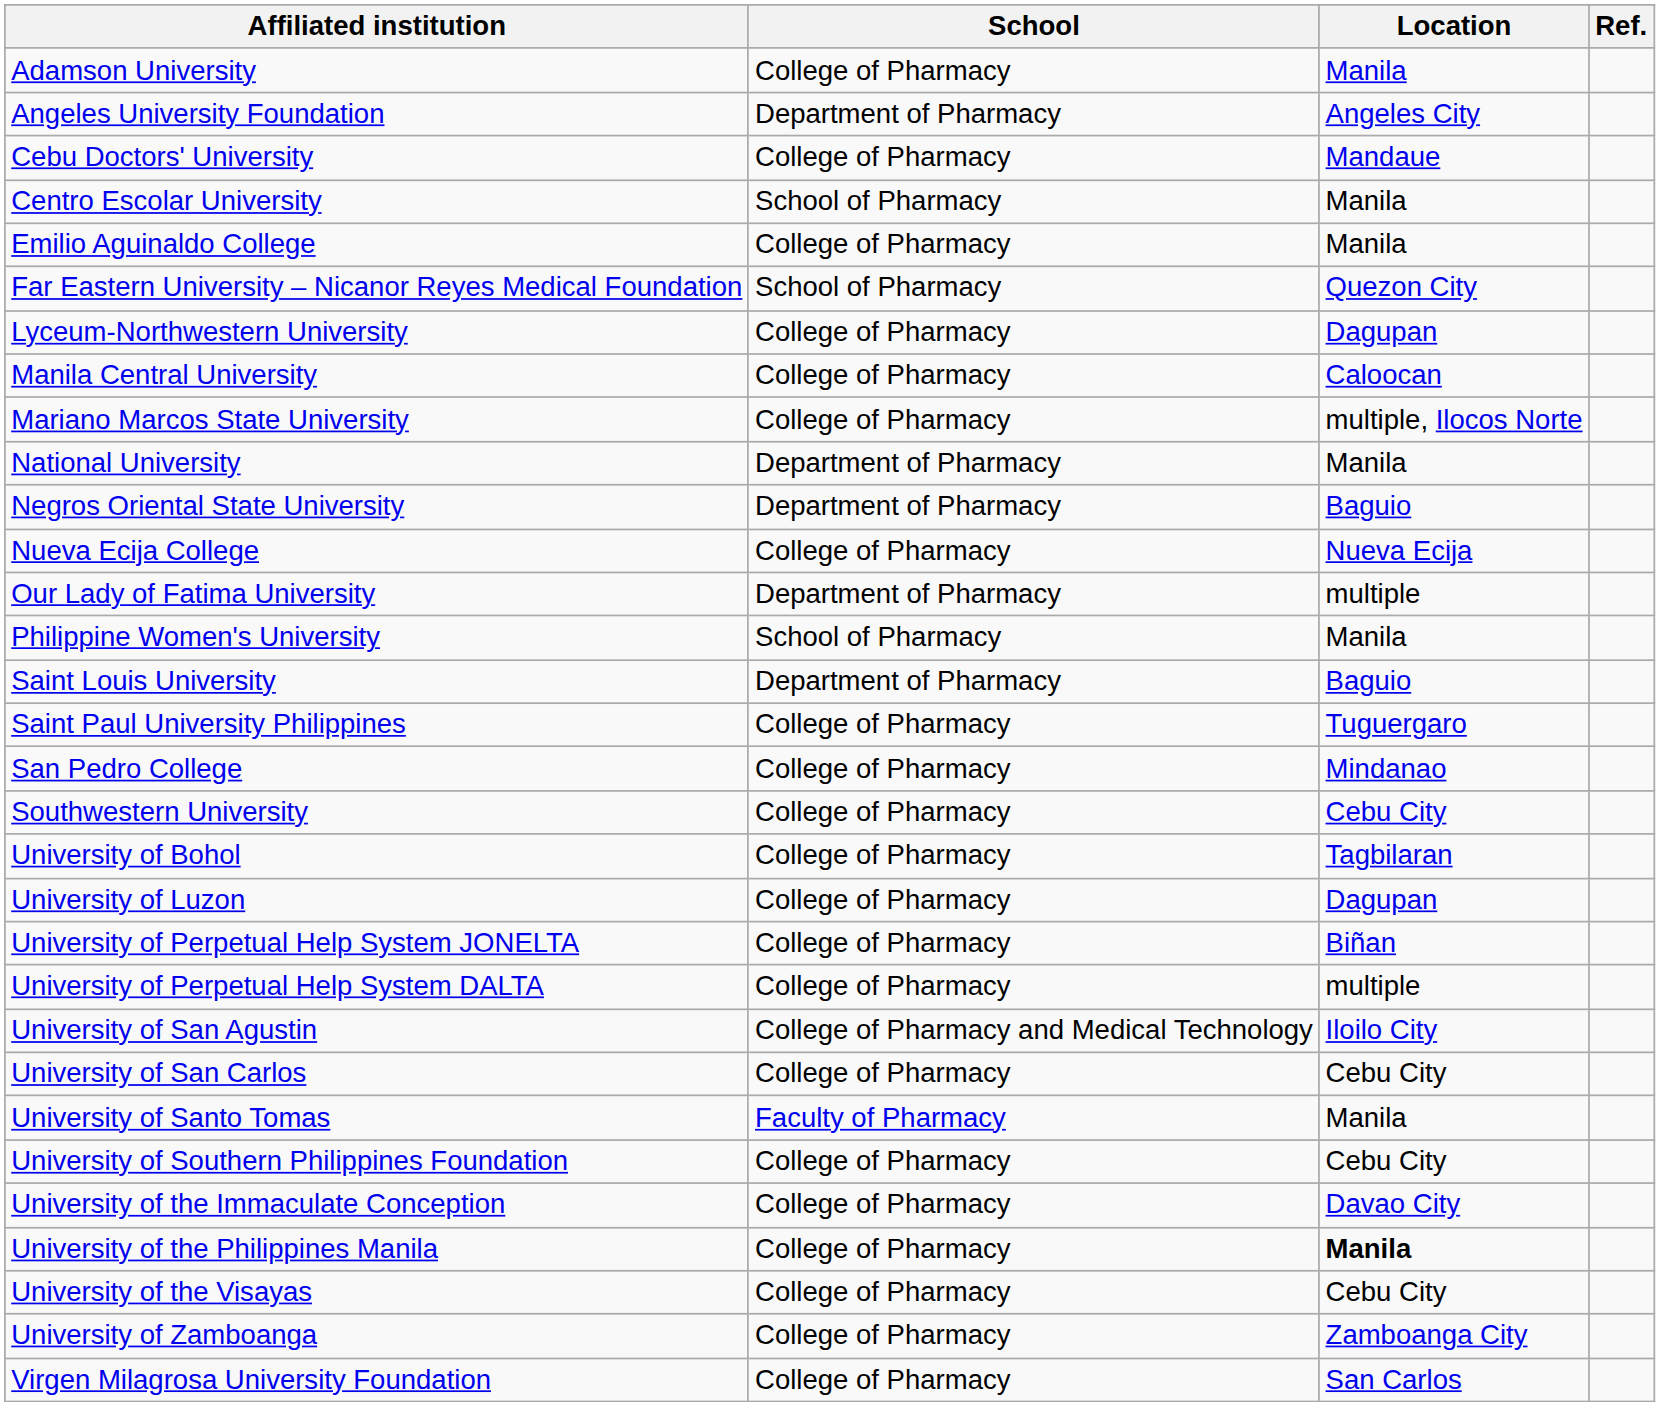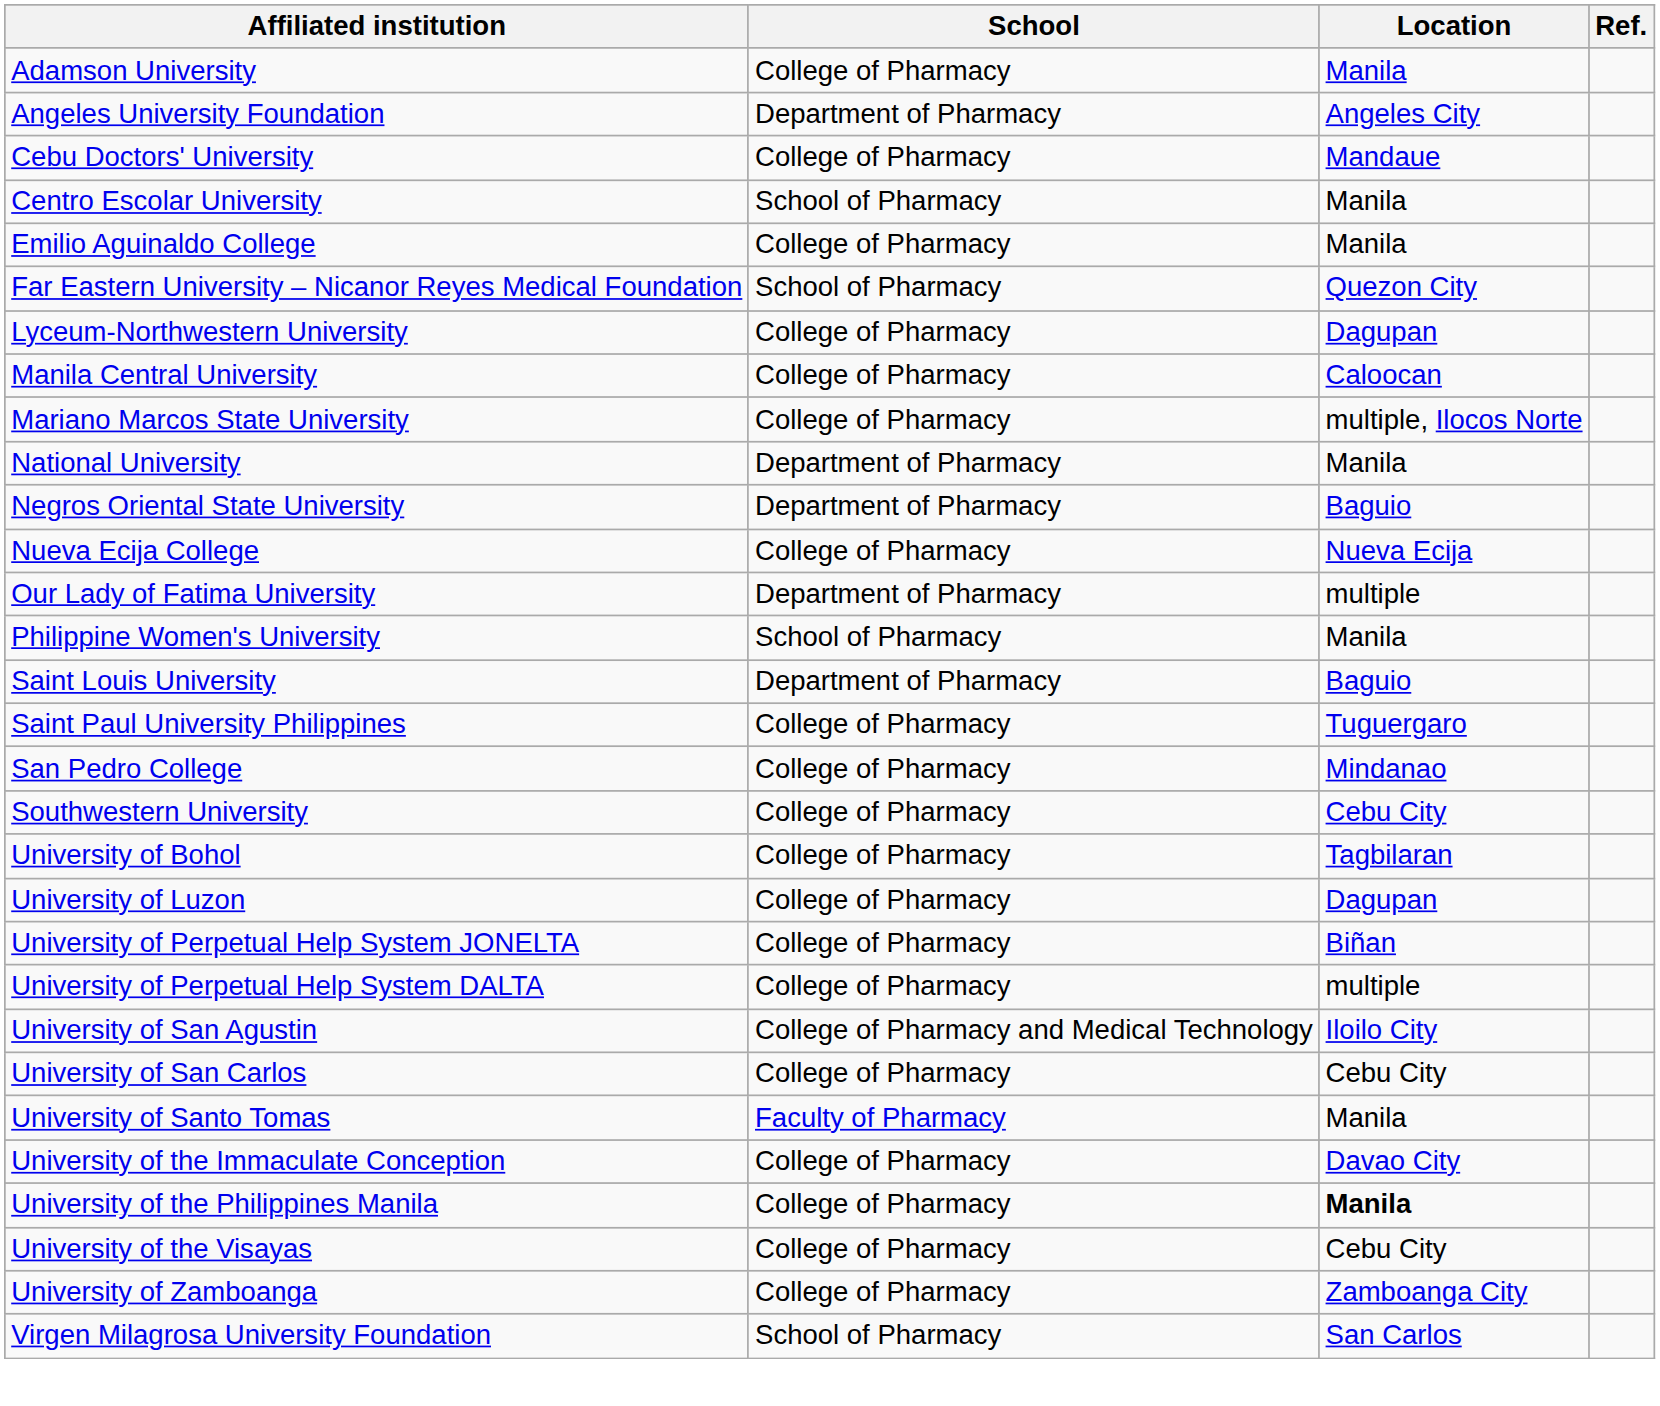- row: (290, 1161)
(883, 1379) College of Pharmacy -> (878, 1335) School of Pharmacy
